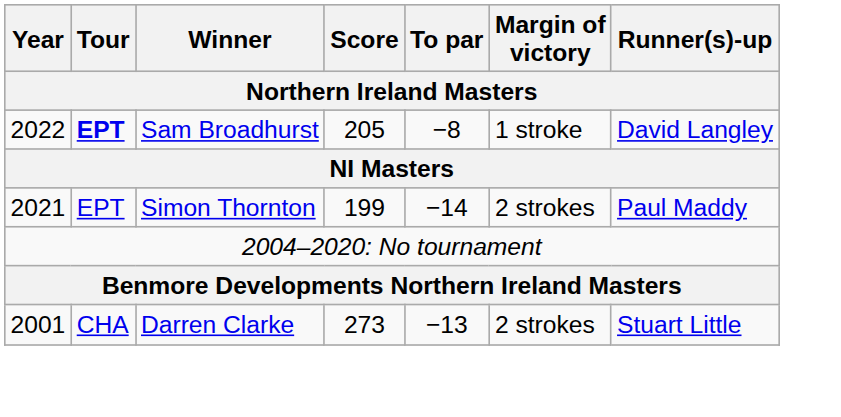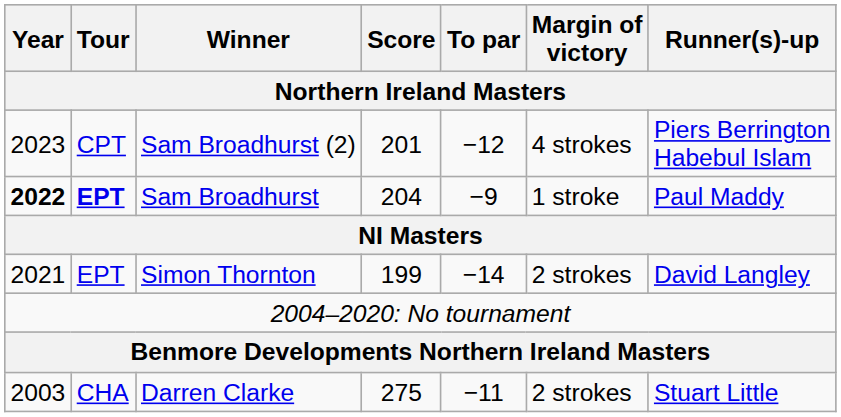+ row: (248, 144)
(38, 130) normal -> (38, 197) bold
(364, 130) 205 -> (401, 197) 204
(447, 130) −8 -> (484, 197) −9
(695, 130) David Langley -> (719, 197) Paul Maddy
(682, 208) Paul Maddy -> (732, 274) David Langley
(38, 325) 2001 -> (38, 391) 2003
(364, 325) 273 -> (401, 391) 275
(447, 325) −13 -> (484, 391) −11
